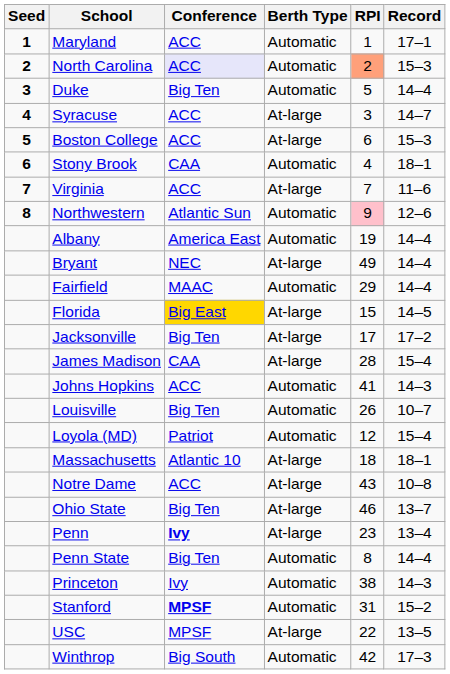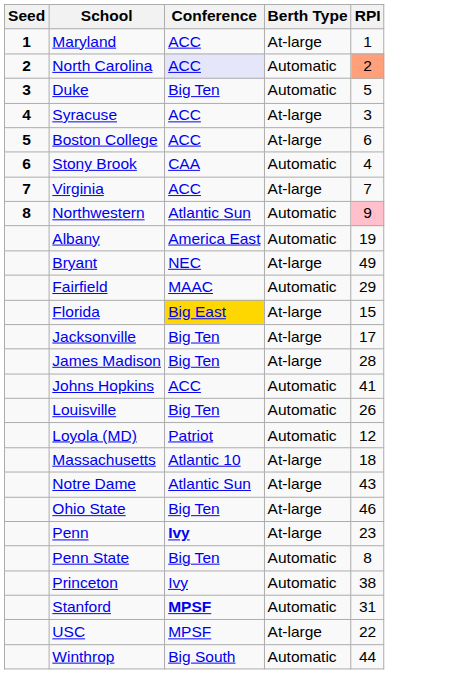- column: (414, 16)
(302, 41) Automatic -> (295, 41) At-large
(184, 361) CAA -> (194, 361) Big Ten
(185, 484) ACC -> (210, 484) Atlantic Sun
(368, 656) 42 -> (368, 656) 44
